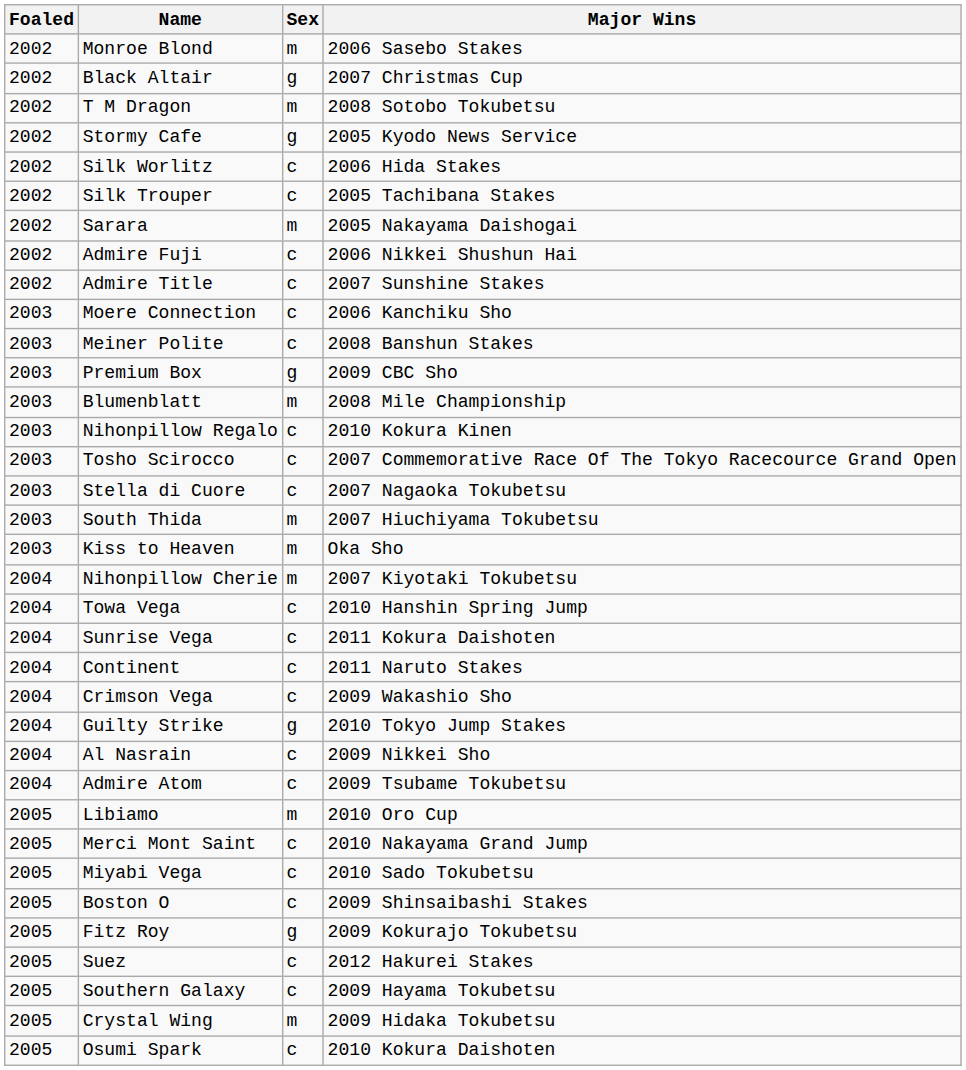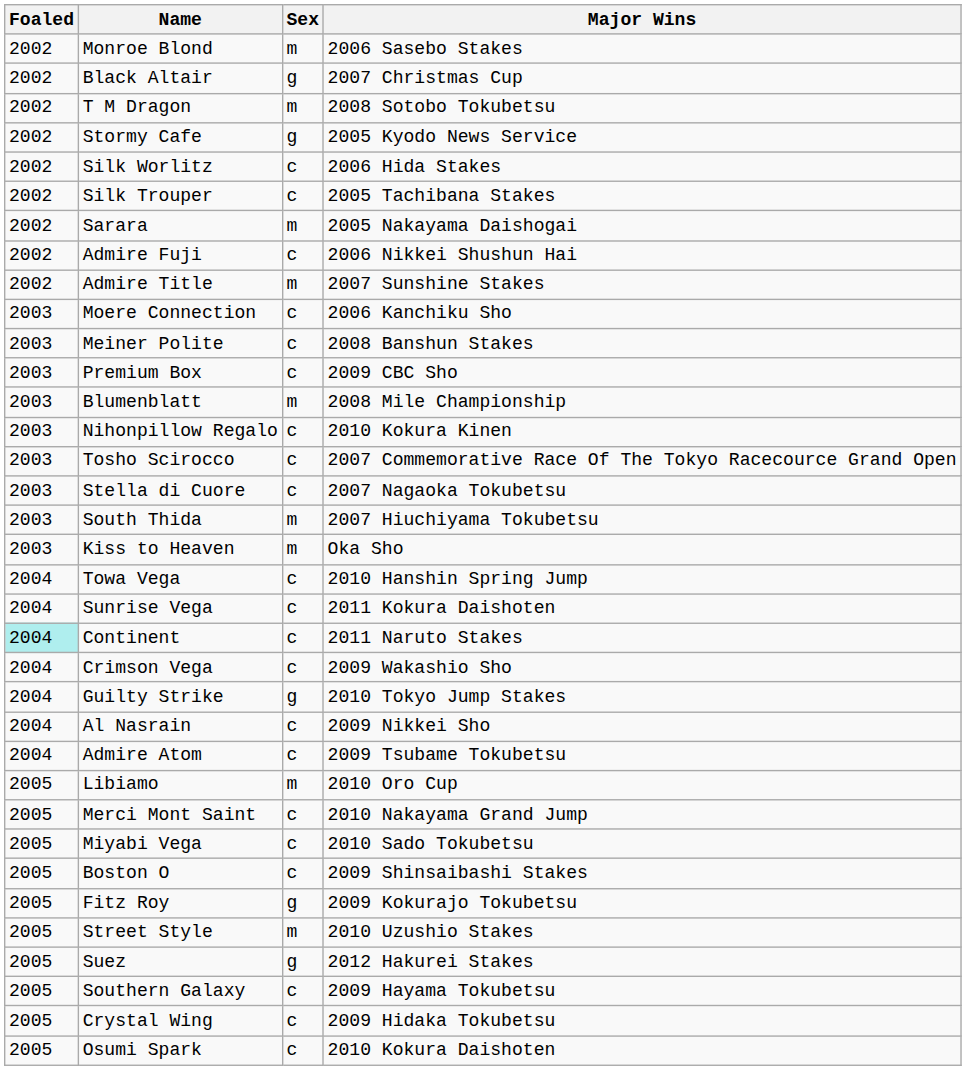(292, 284) c -> (292, 284) m
(292, 373) g -> (292, 373) c
- row: (180, 579)
(31, 667) no background -> (31, 638) paleturquoise background
+ row: (148, 932)
(292, 962) c -> (292, 962) g
(292, 1021) m -> (292, 1021) c
